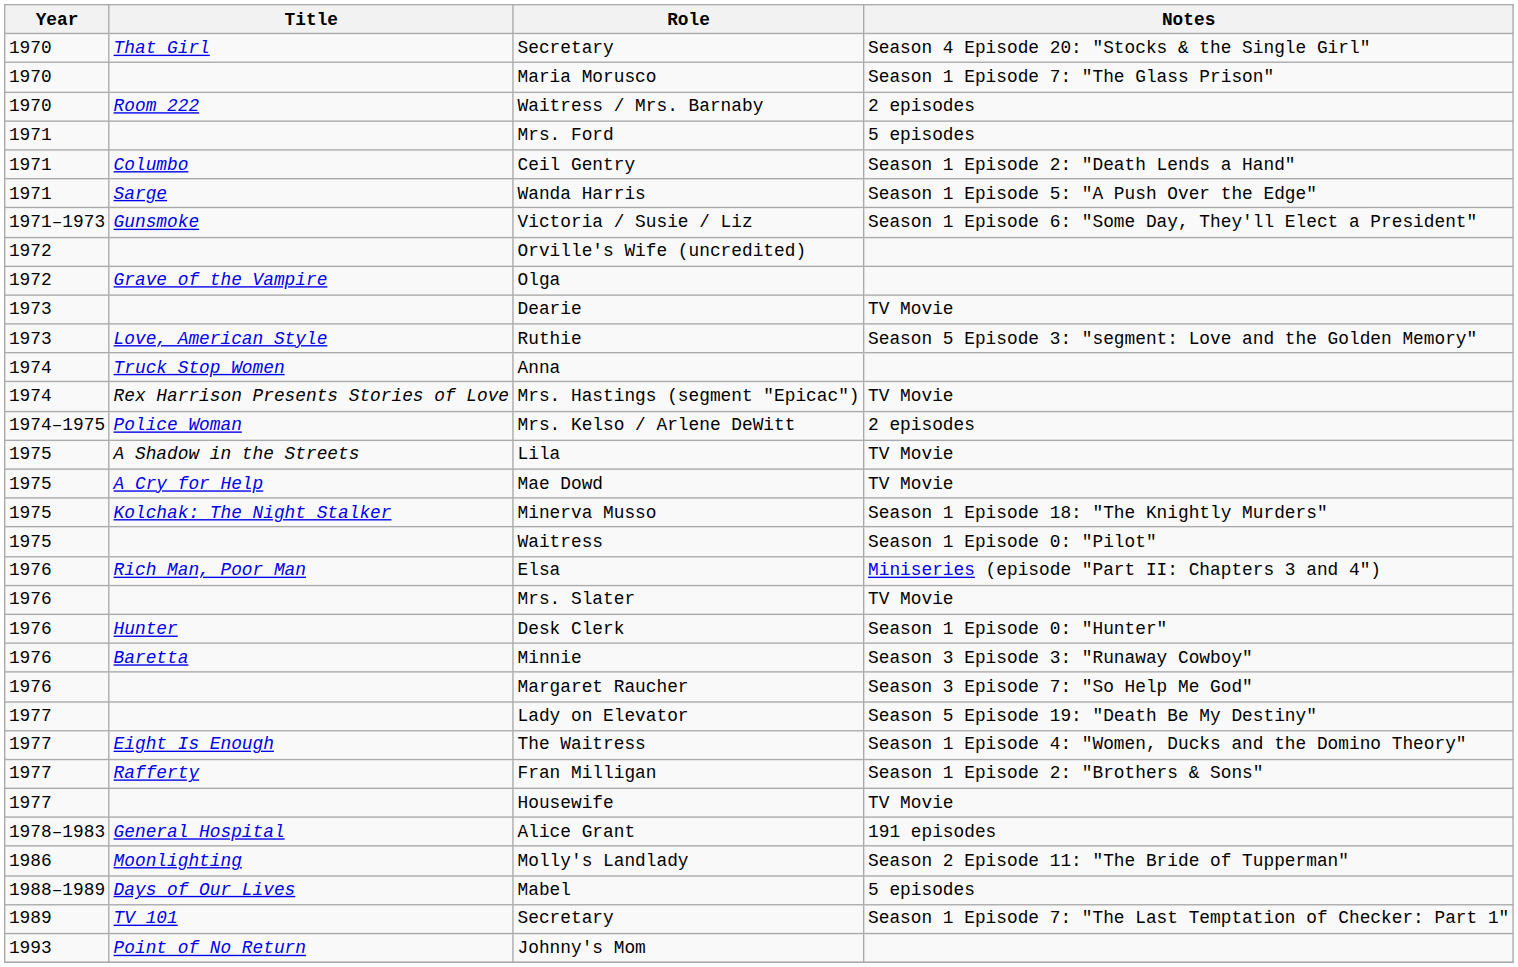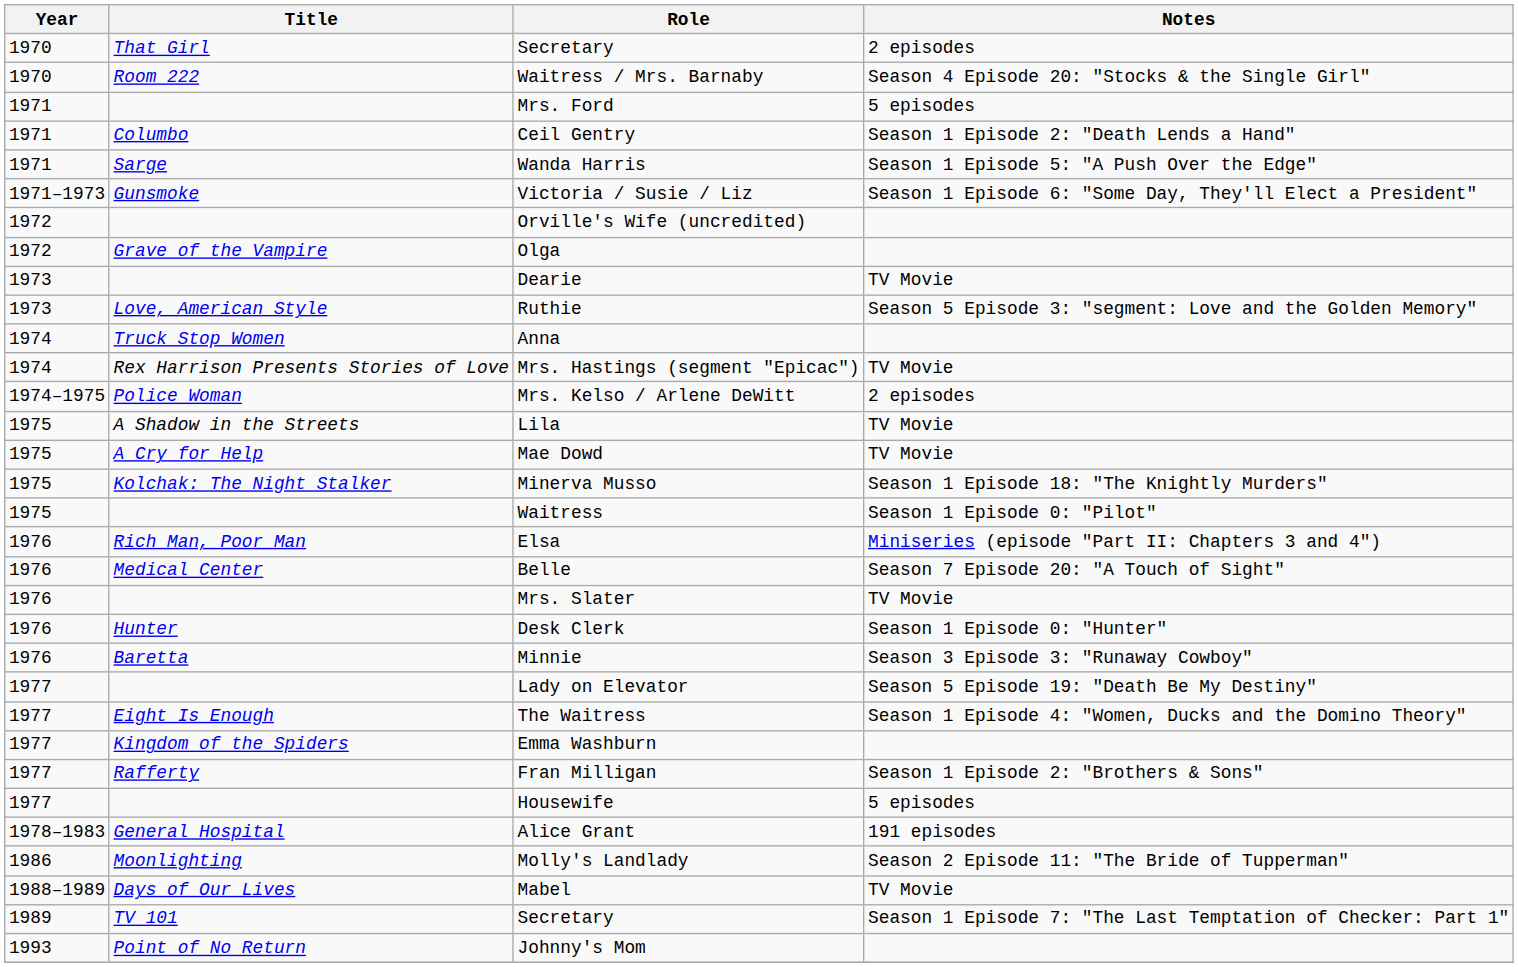(1119, 48) Season 4 Episode 20: "Stocks & the Single Girl" -> (921, 48) 2 episodes
- row: (311, 77)
(921, 106) 2 episodes -> (1119, 77) Season 4 Episode 20: "Stocks & the Single Girl"
+ row: (188, 571)
- row: (311, 687)
+ row: (231, 745)
(911, 803) TV Movie -> (921, 803) 5 episodes
(921, 890) 5 episodes -> (911, 890) TV Movie
